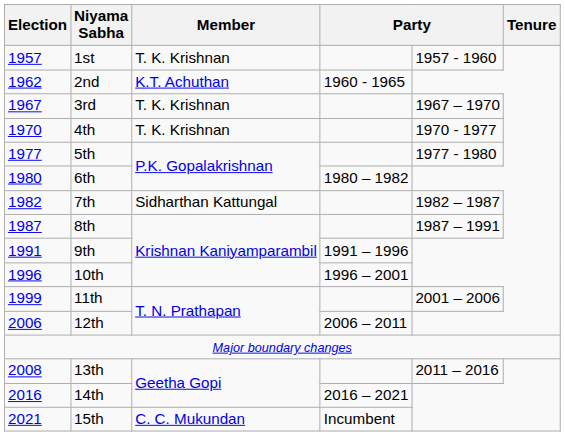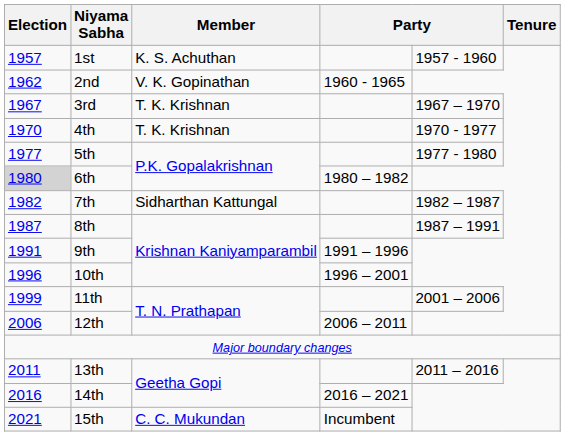(183, 57) T. K. Krishnan -> (185, 57) K. S. Achuthan
(182, 81) K.T. Achuthan -> (192, 81) V. K. Gopinathan
(25, 178) no background -> (25, 178) lightgrey background
(25, 371) 2008 -> (24, 371) 2011
